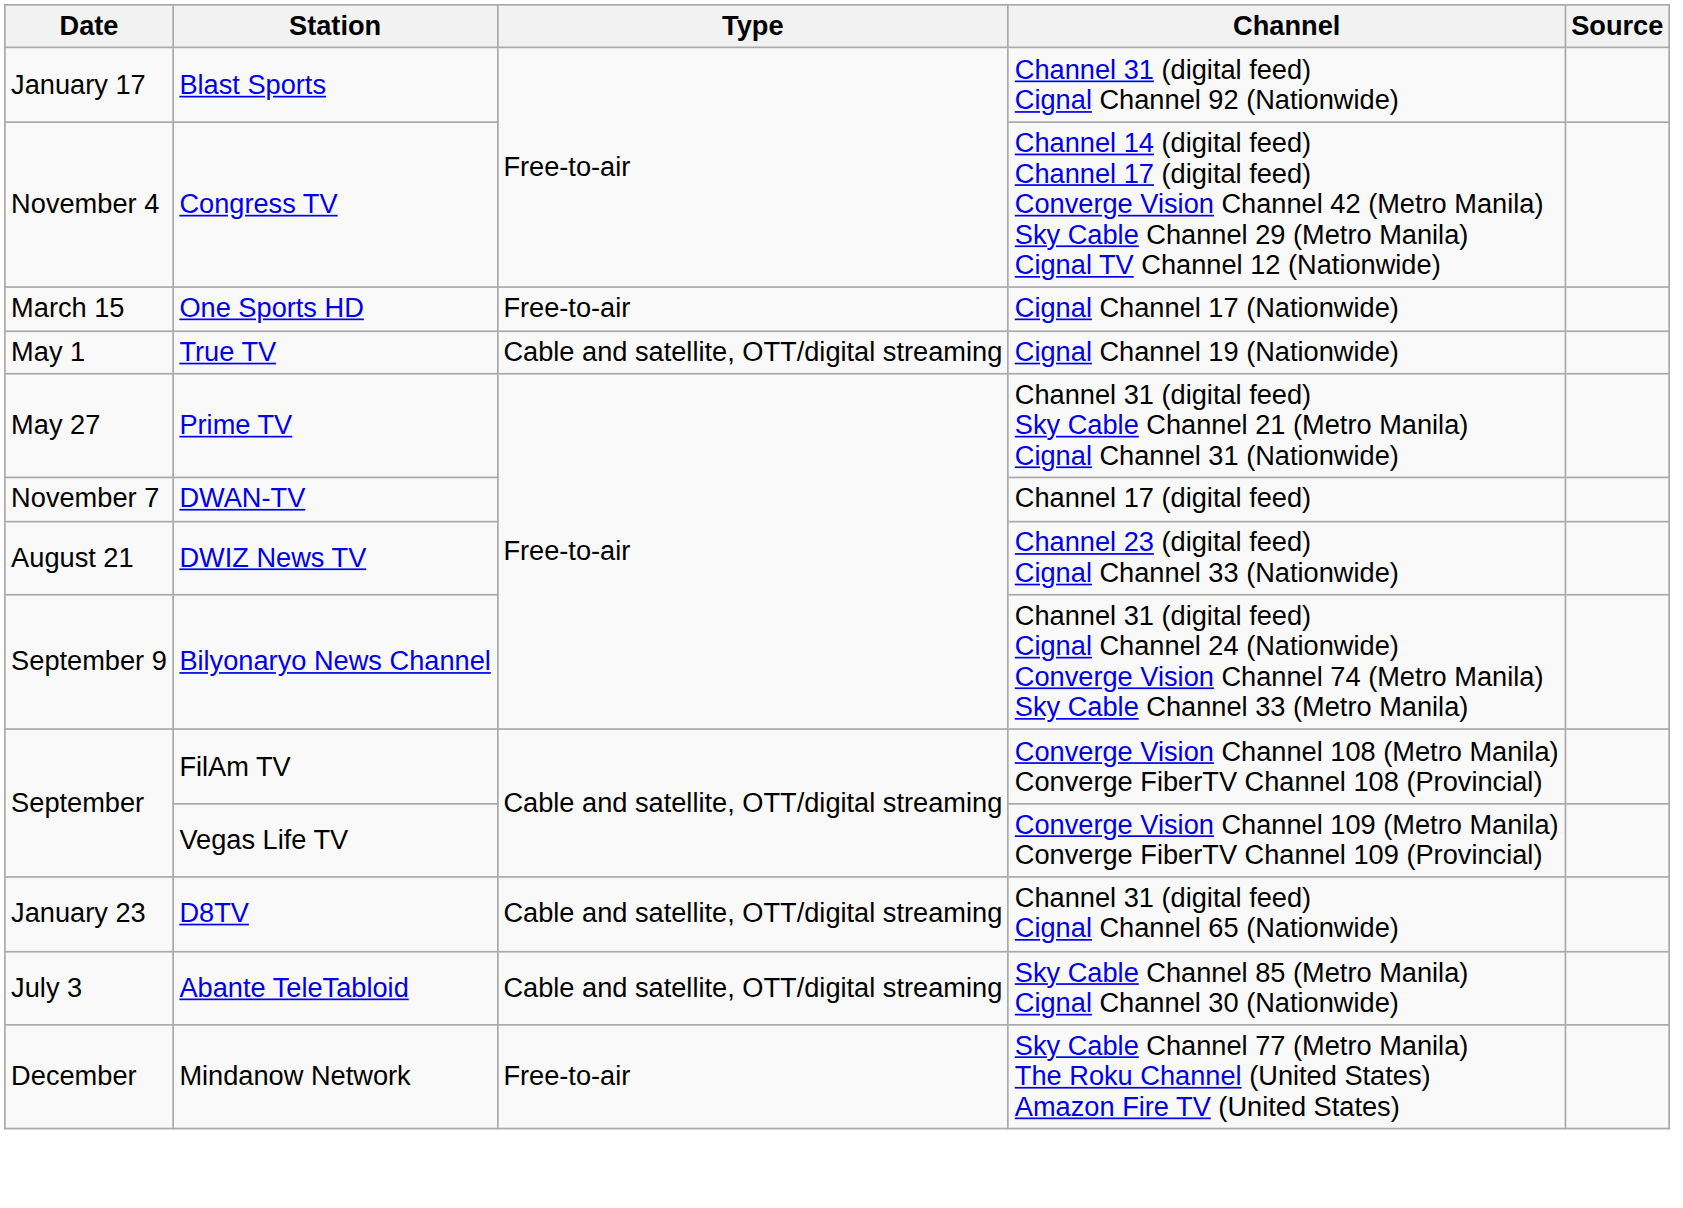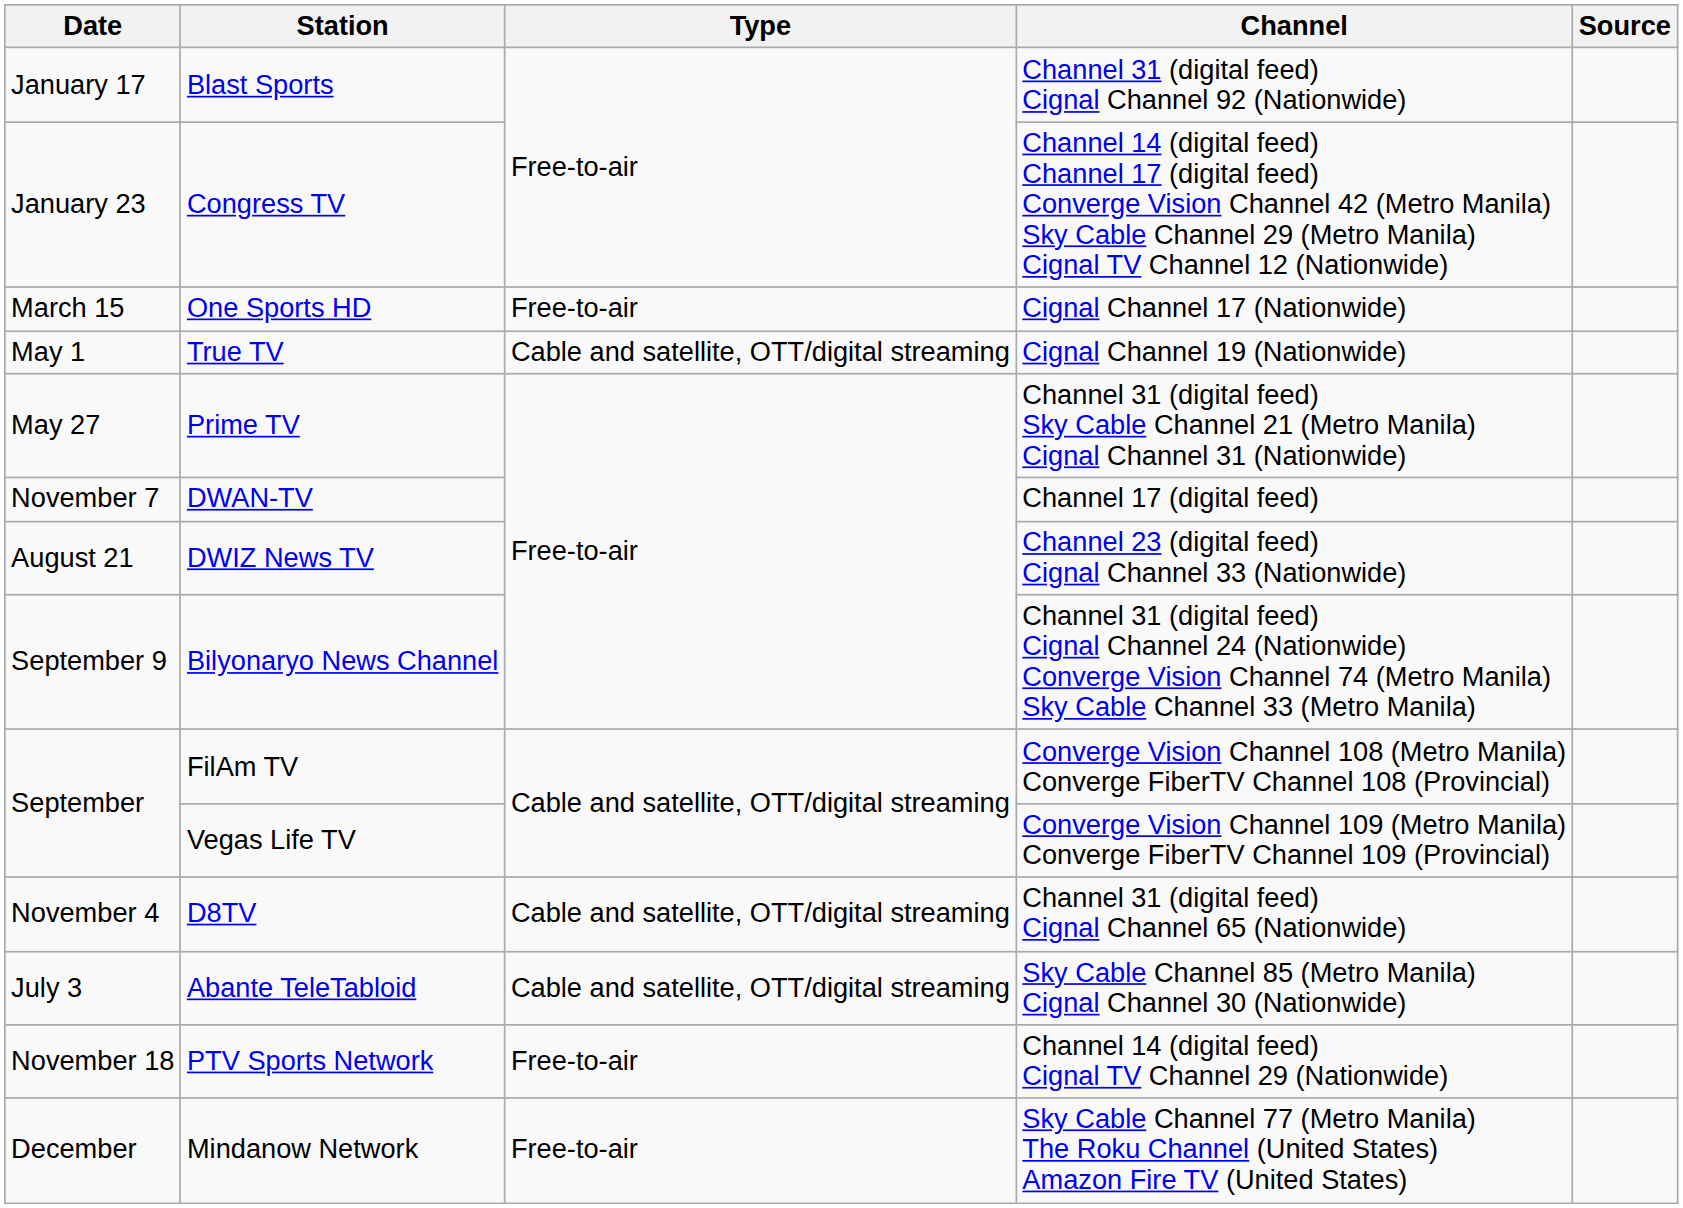(85, 204) November 4 -> (78, 204) January 23
(78, 913) January 23 -> (85, 913) November 4
+ row: (310, 1061)
